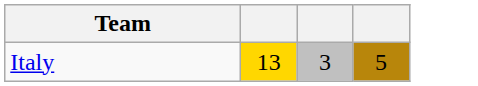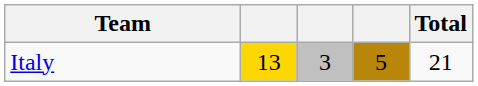+ column: (441, 23)
